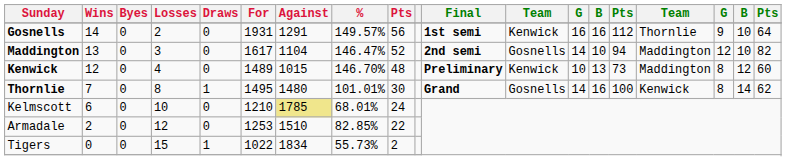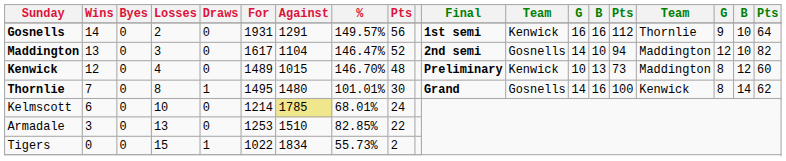(259, 108) 1210 -> (259, 108) 1214
(88, 127) 2 -> (88, 127) 3
(161, 127) 12 -> (161, 127) 13
